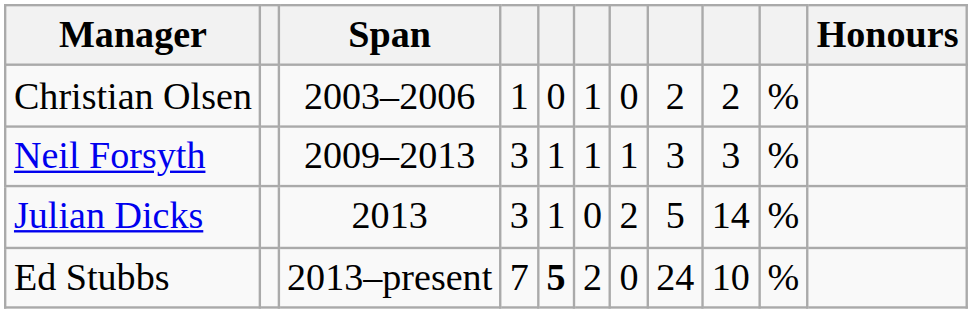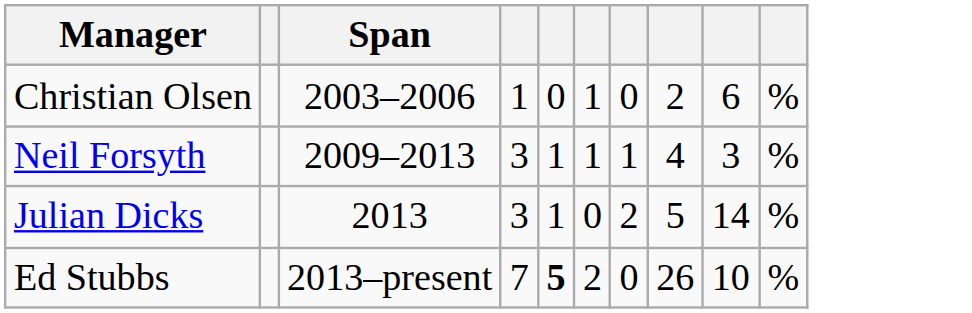- column: (888, 34)
(731, 95) 2 -> (731, 95) 6
(675, 155) 3 -> (675, 155) 4
(675, 276) 24 -> (675, 276) 26
